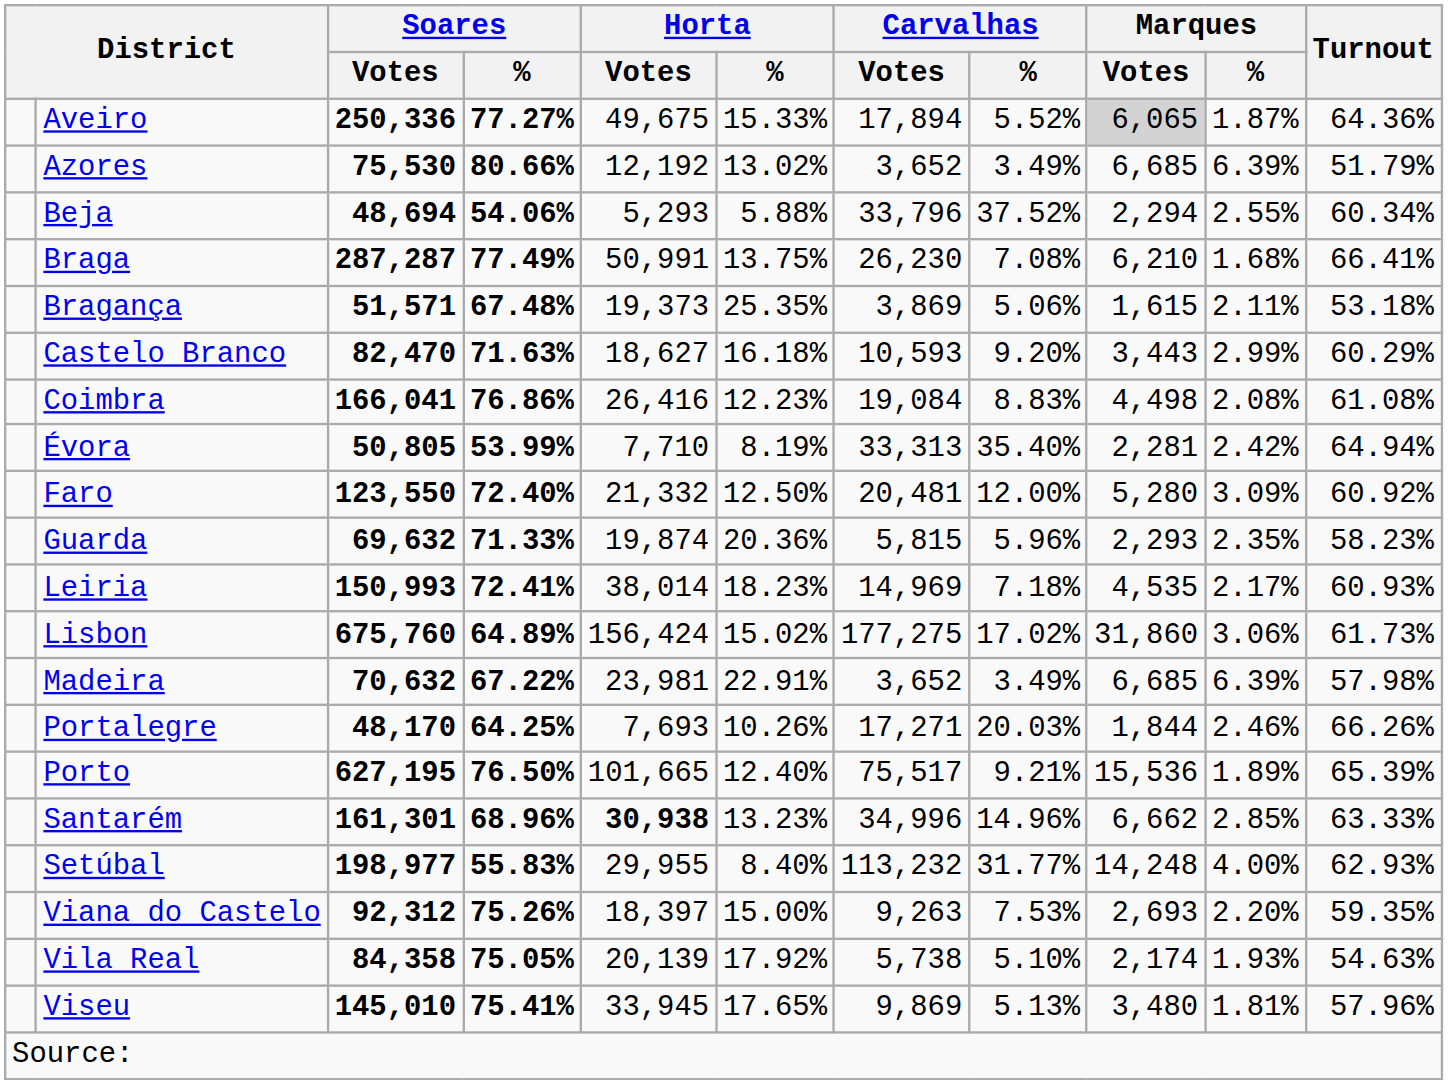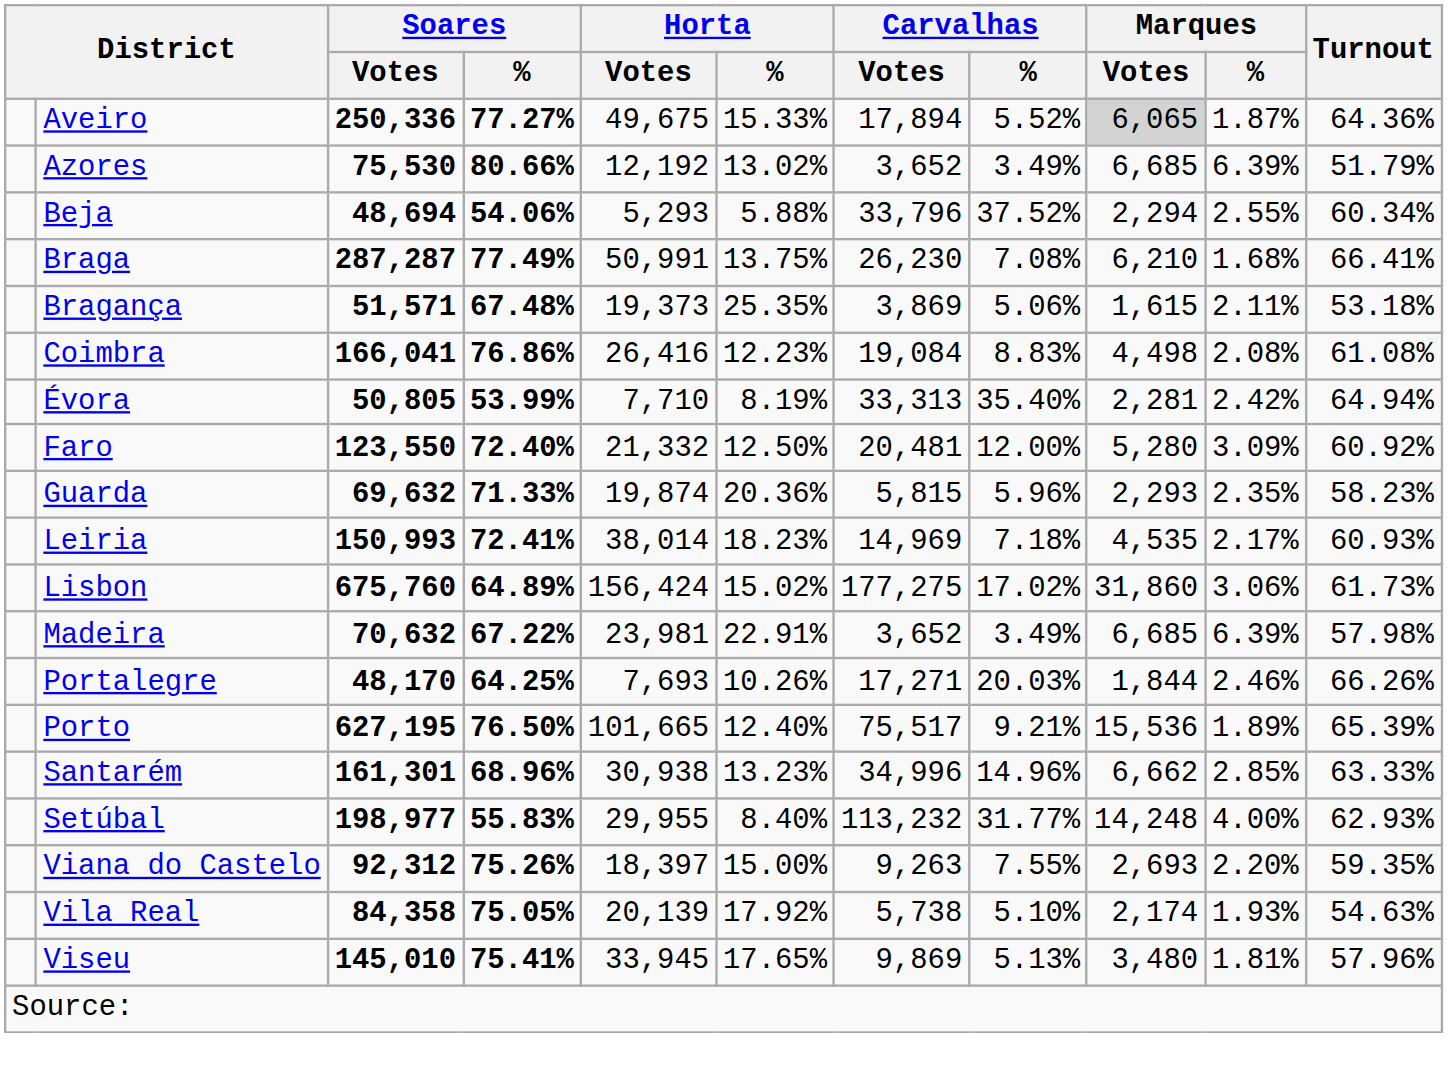- row: (165, 355)
(657, 822) bold -> (657, 775) normal
(1037, 915) 7.53% -> (1037, 869) 7.55%
